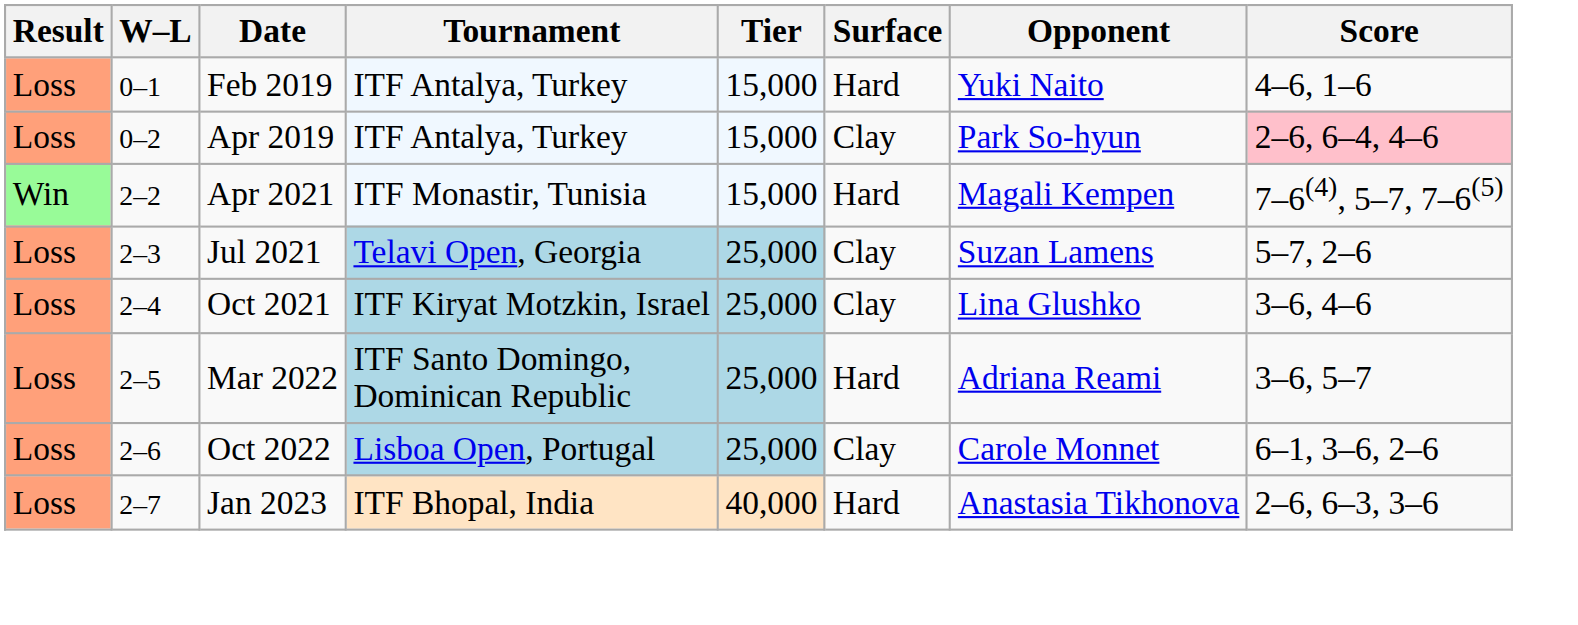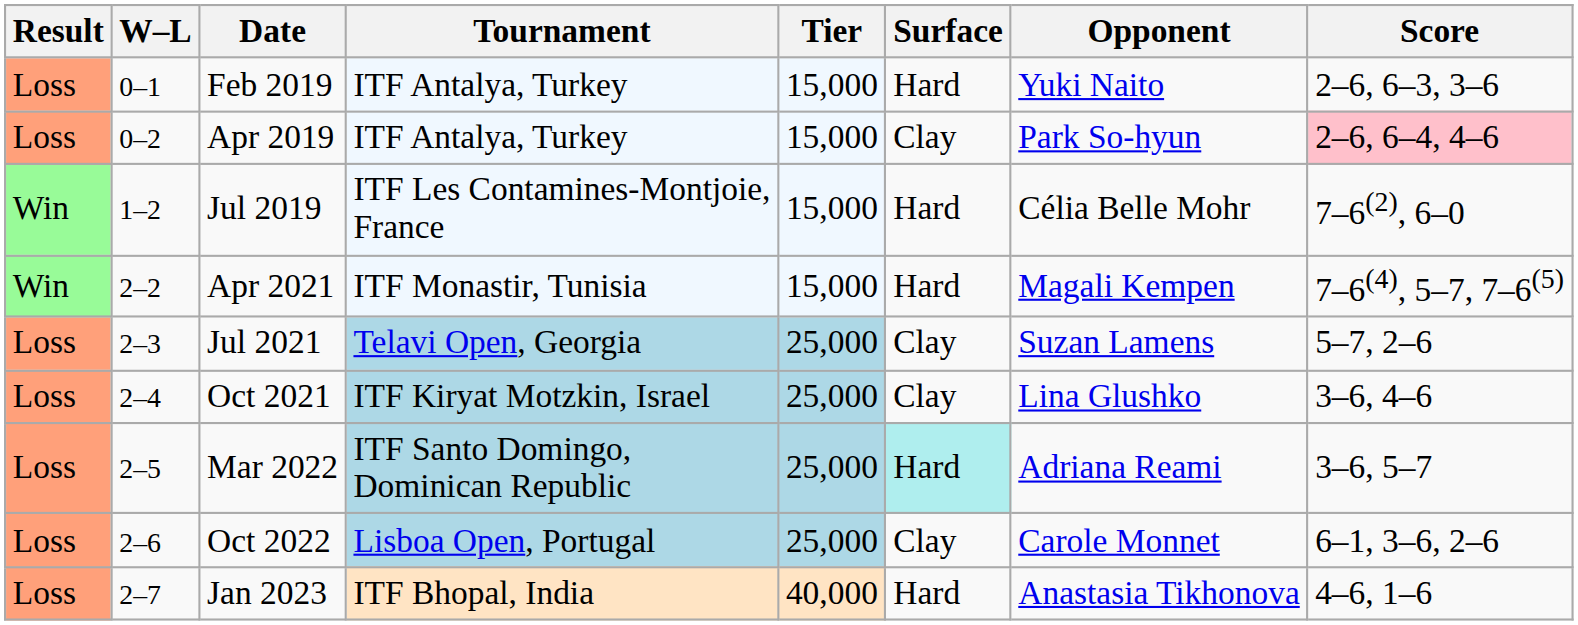(1313, 84) 4–6, 1–6 -> (1407, 84) 2–6, 6–3, 3–6
+ row: (264, 208)
(866, 377) no background -> (927, 467) paleturquoise background
(1347, 501) 2–6, 6–3, 3–6 -> (1374, 592) 4–6, 1–6
